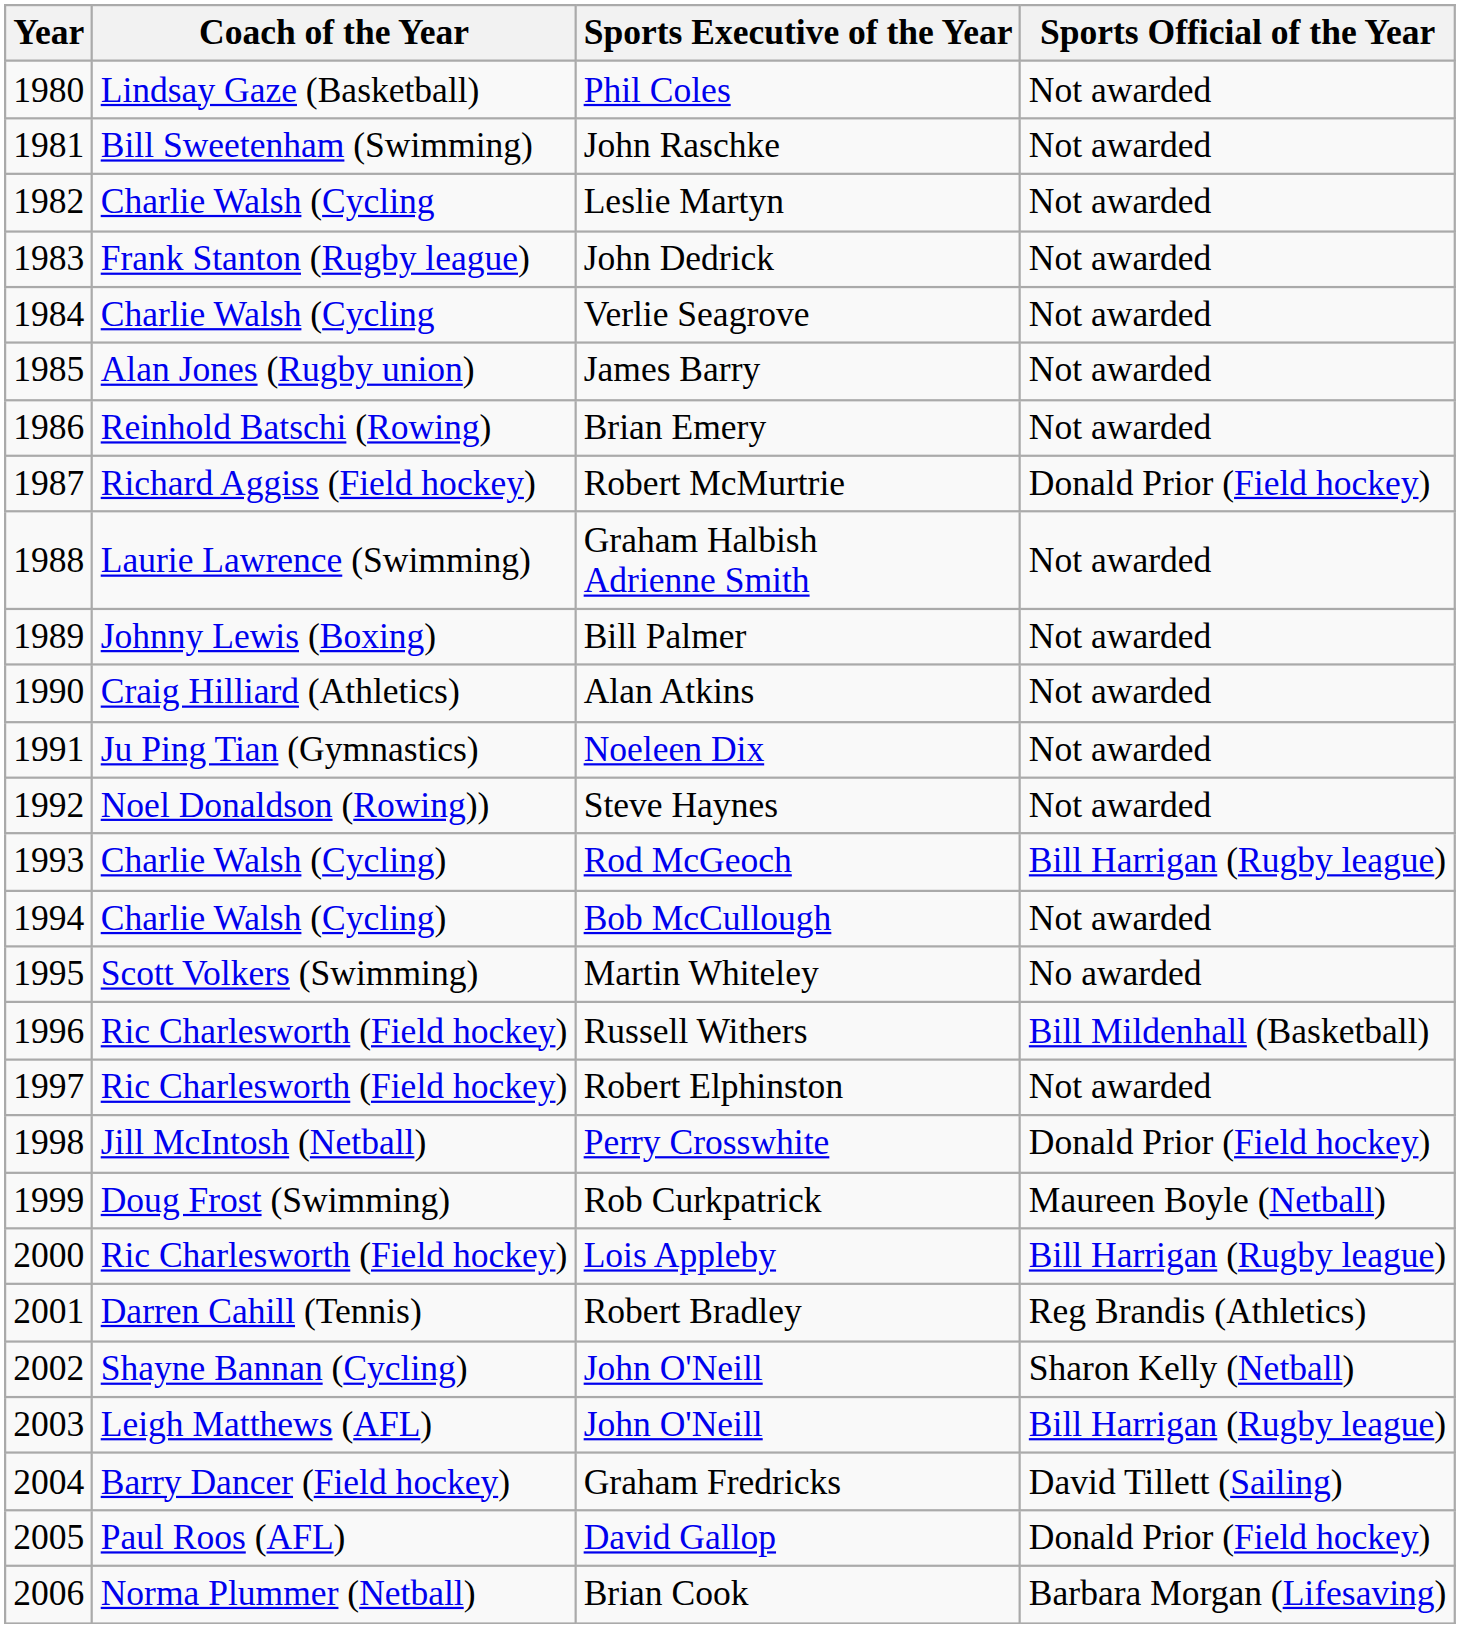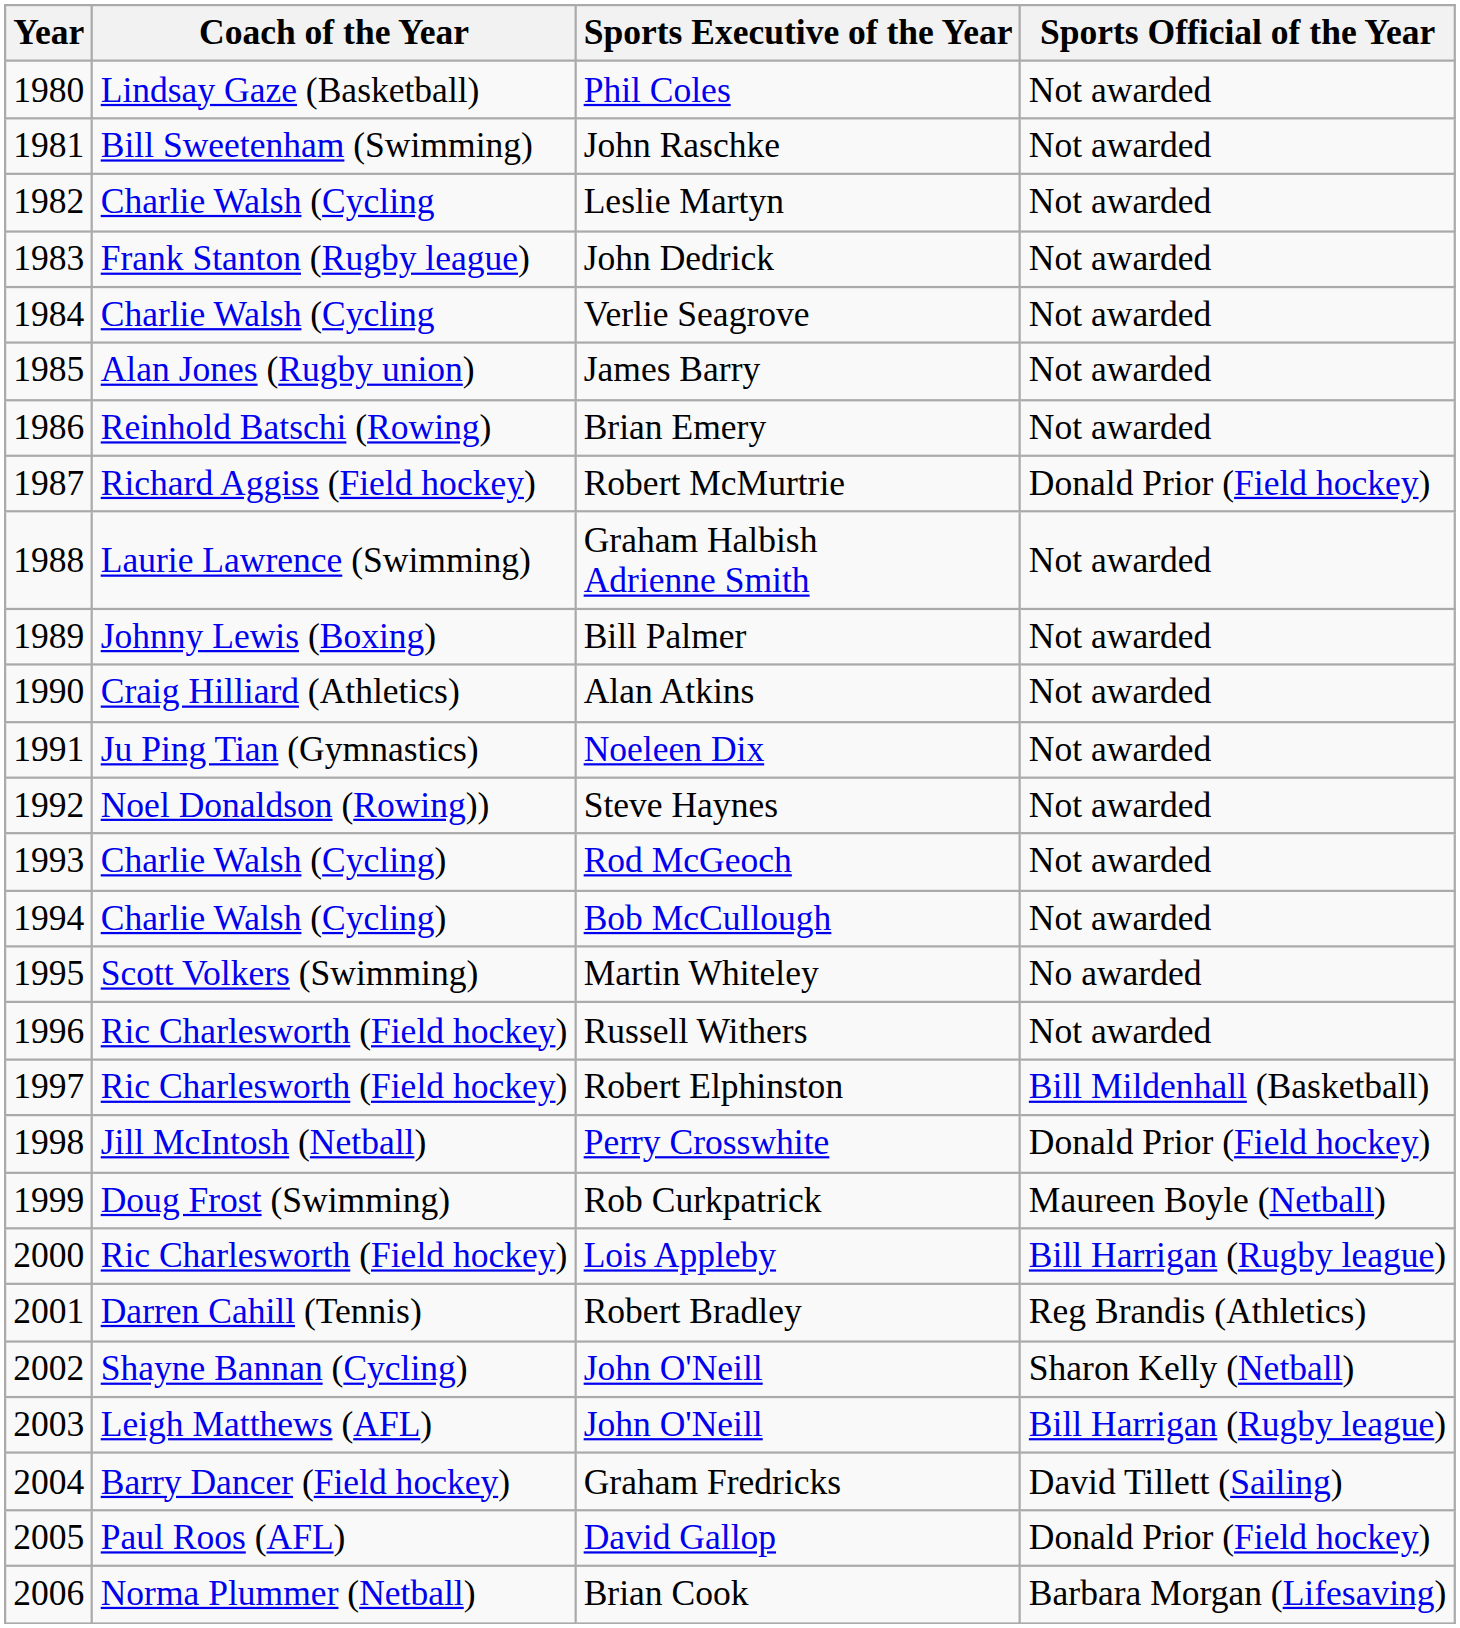(1237, 861) Bill Harrigan (Rugby league) -> (1120, 861) Not awarded
(1229, 1030) Bill Mildenhall (Basketball) -> (1120, 1030) Not awarded
(1120, 1086) Not awarded -> (1229, 1086) Bill Mildenhall (Basketball)
